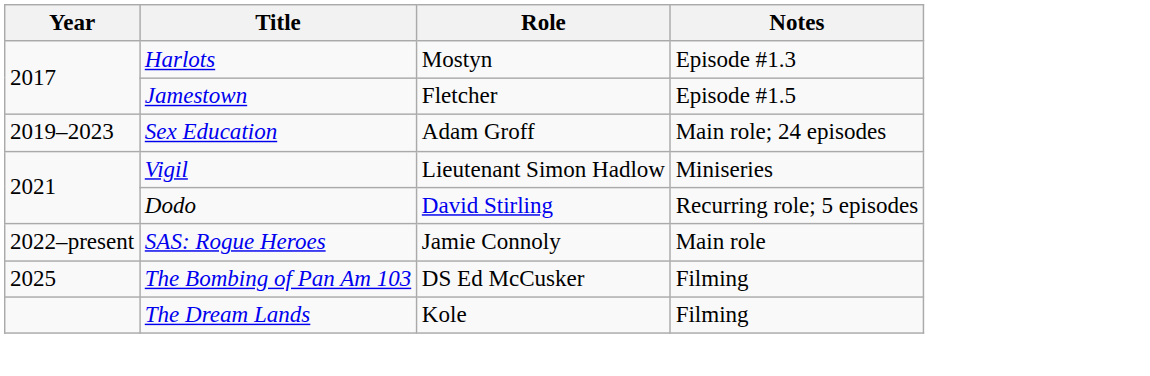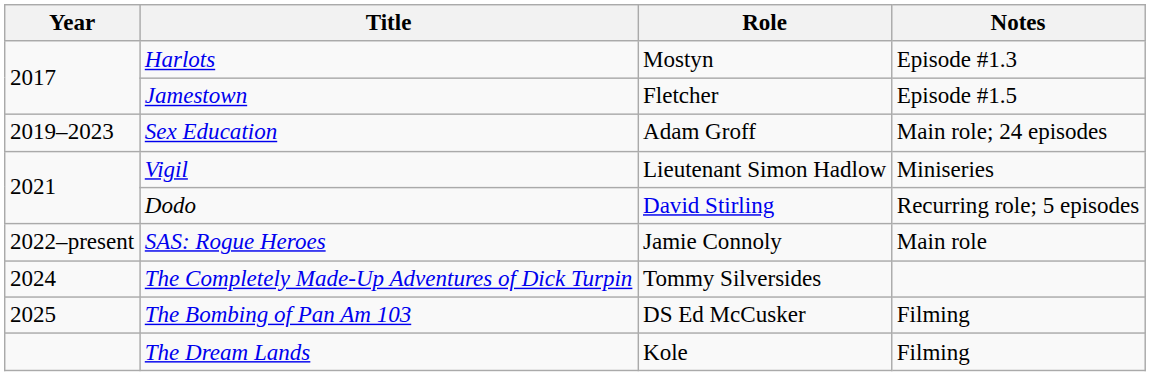+ row: (389, 278)
